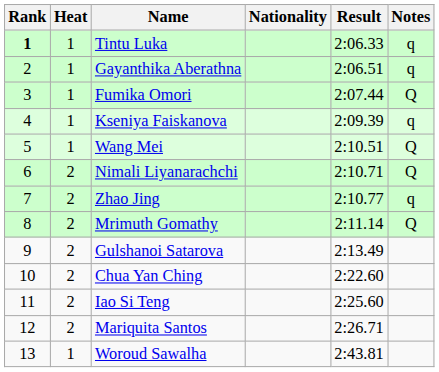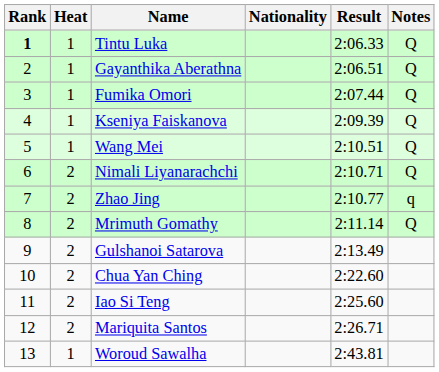(411, 43) q -> (411, 43) Q
(411, 69) q -> (411, 69) Q
(411, 120) q -> (411, 120) Q
